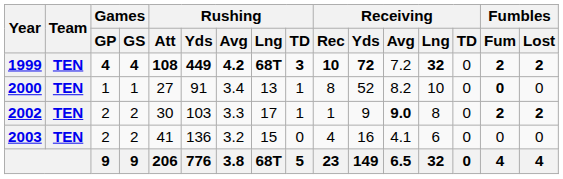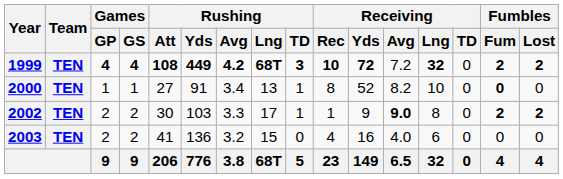(401, 137) 4.1 -> (401, 137) 4.0
